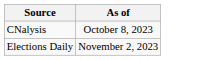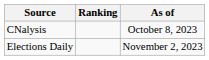+ column: (98, 13)
